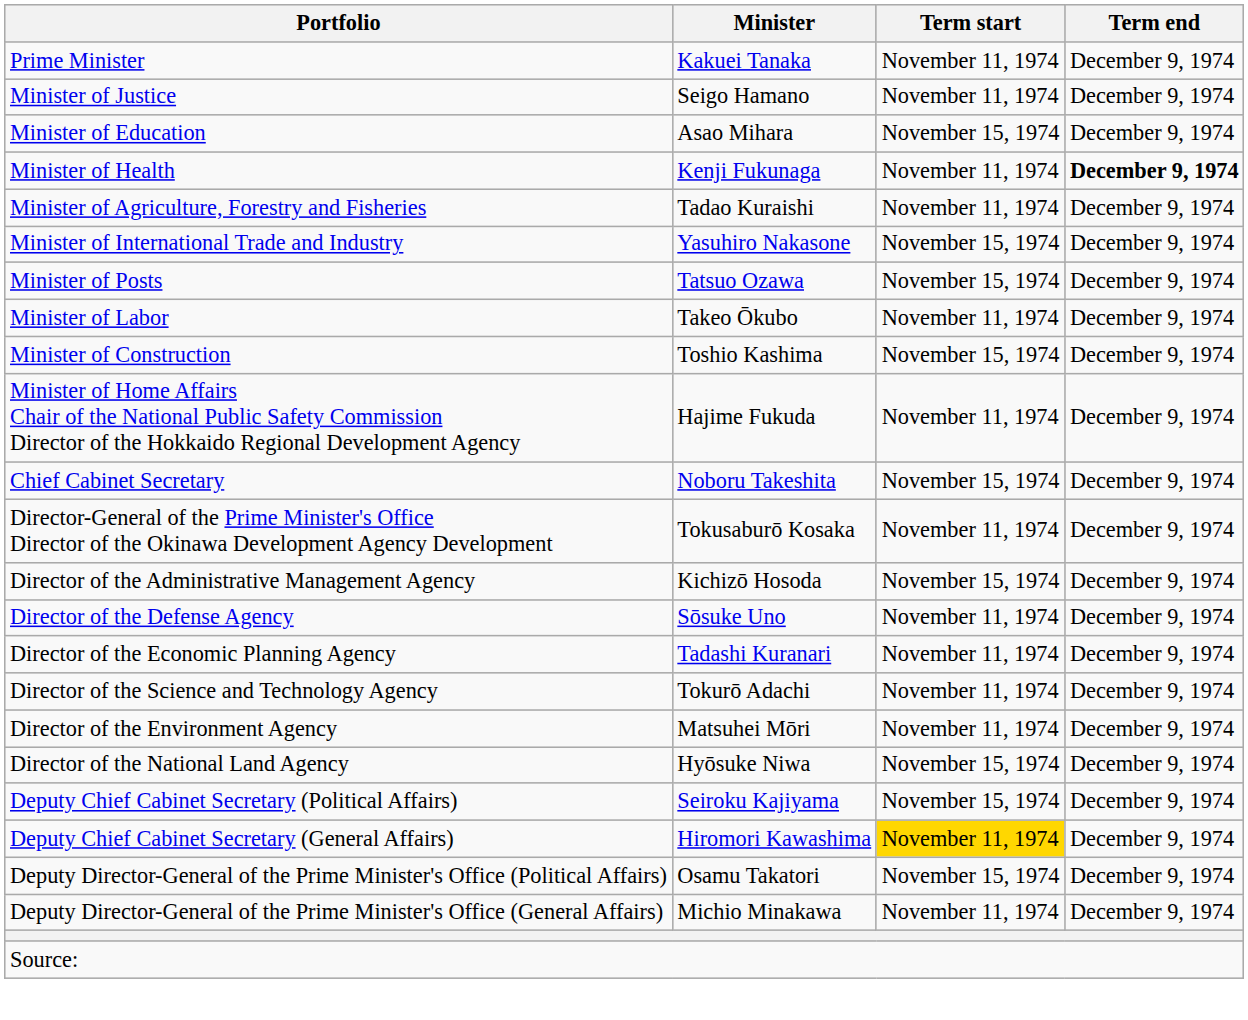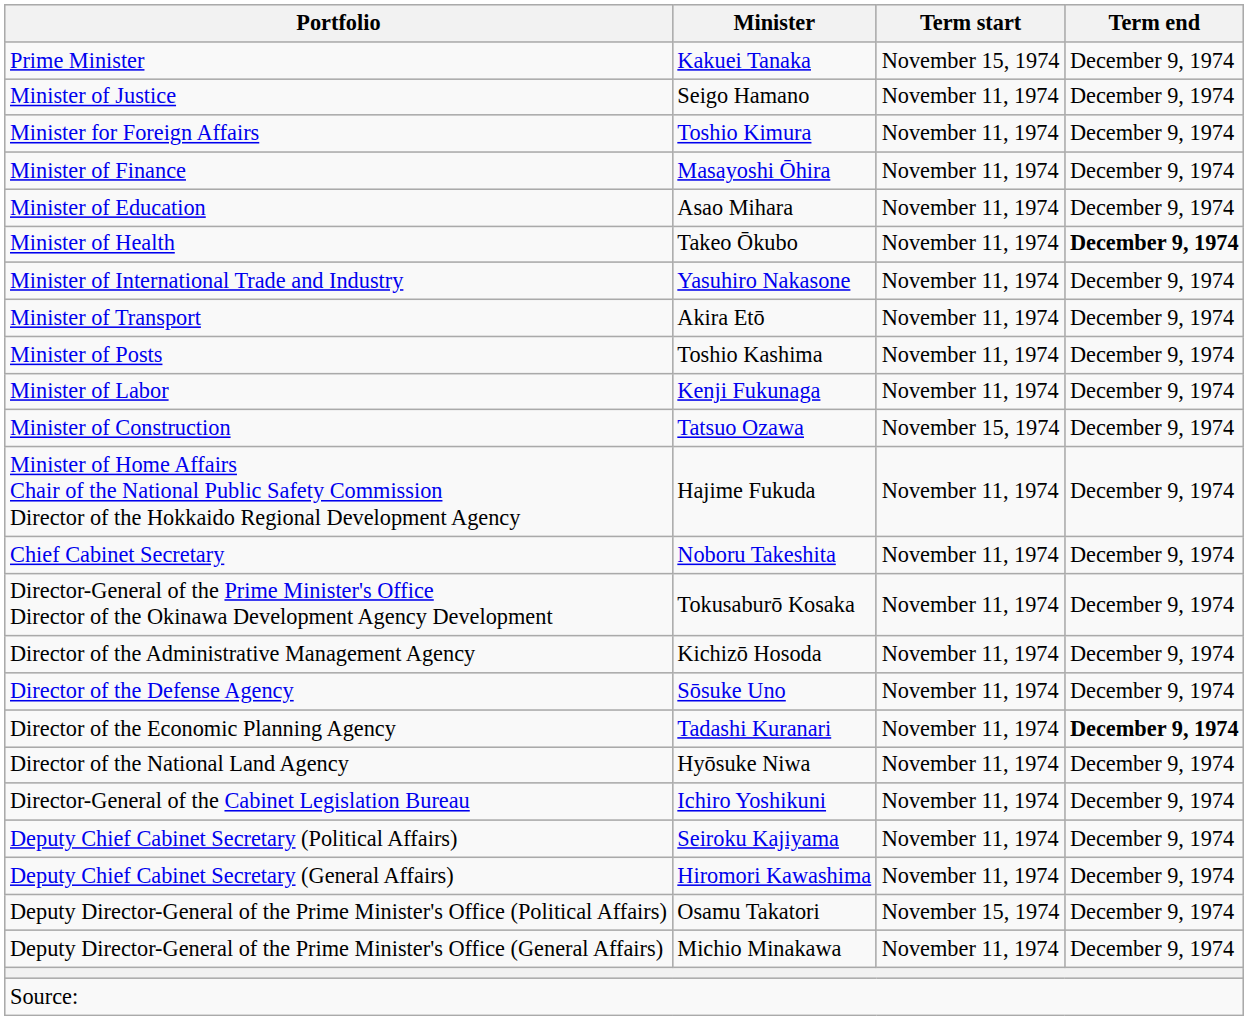(970, 60) November 11, 1974 -> (971, 60) November 15, 1974
+ row: (135, 133)
+ row: (98, 170)
(971, 133) November 15, 1974 -> (970, 207) November 11, 1974
(749, 170) Kenji Fukunaga -> (738, 244) Takeo Ōkubo
- row: (218, 207)
(971, 244) November 15, 1974 -> (970, 280) November 11, 1974
+ row: (105, 317)
(741, 280) Tatsuo Ozawa -> (750, 354) Toshio Kashima
(971, 280) November 15, 1974 -> (970, 354) November 11, 1974
(738, 317) Takeo Ōkubo -> (749, 391) Kenji Fukunaga
(750, 354) Toshio Kashima -> (741, 428) Tatsuo Ozawa
(971, 480) November 15, 1974 -> (970, 554) November 11, 1974
(971, 580) November 15, 1974 -> (970, 654) November 11, 1974
(1152, 654) normal -> (1154, 728) bold
- row: (224, 691)
- row: (174, 728)
(971, 764) November 15, 1974 -> (970, 764) November 11, 1974
+ row: (240, 801)
(971, 801) November 15, 1974 -> (970, 838) November 11, 1974
(970, 838) gold background -> (970, 875) no background
